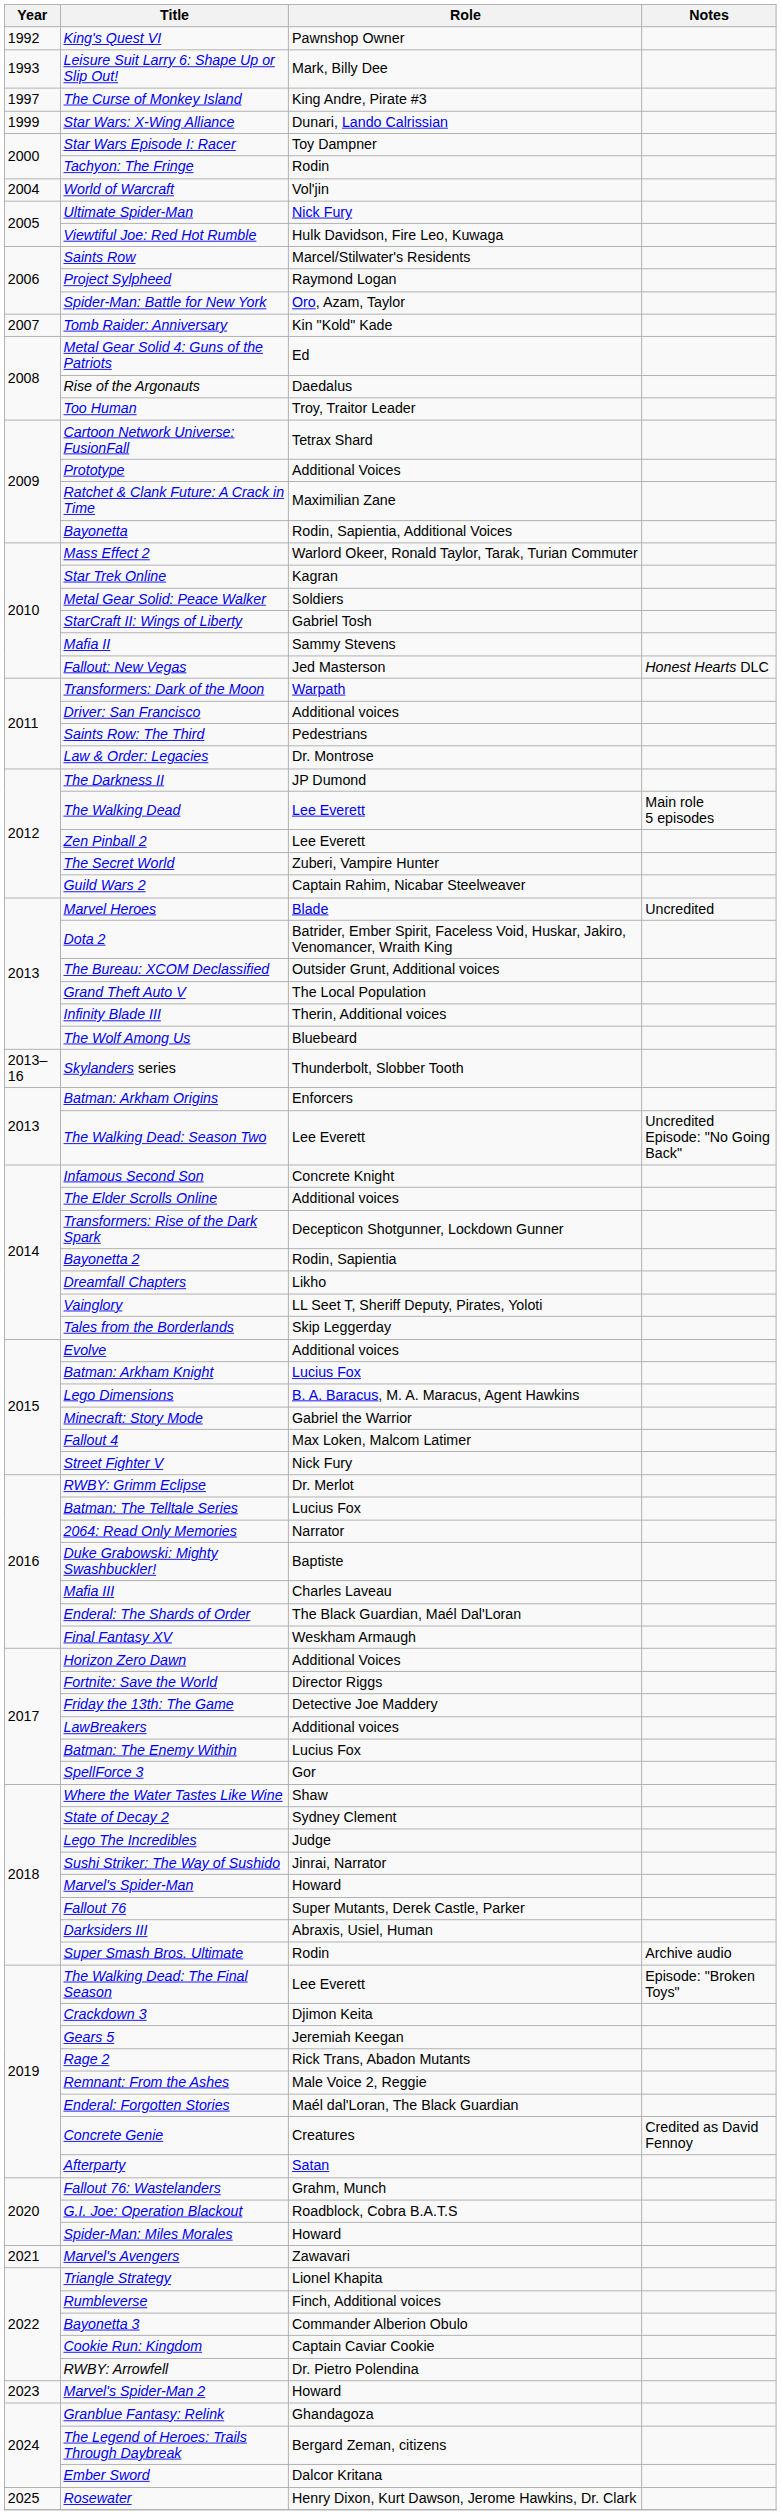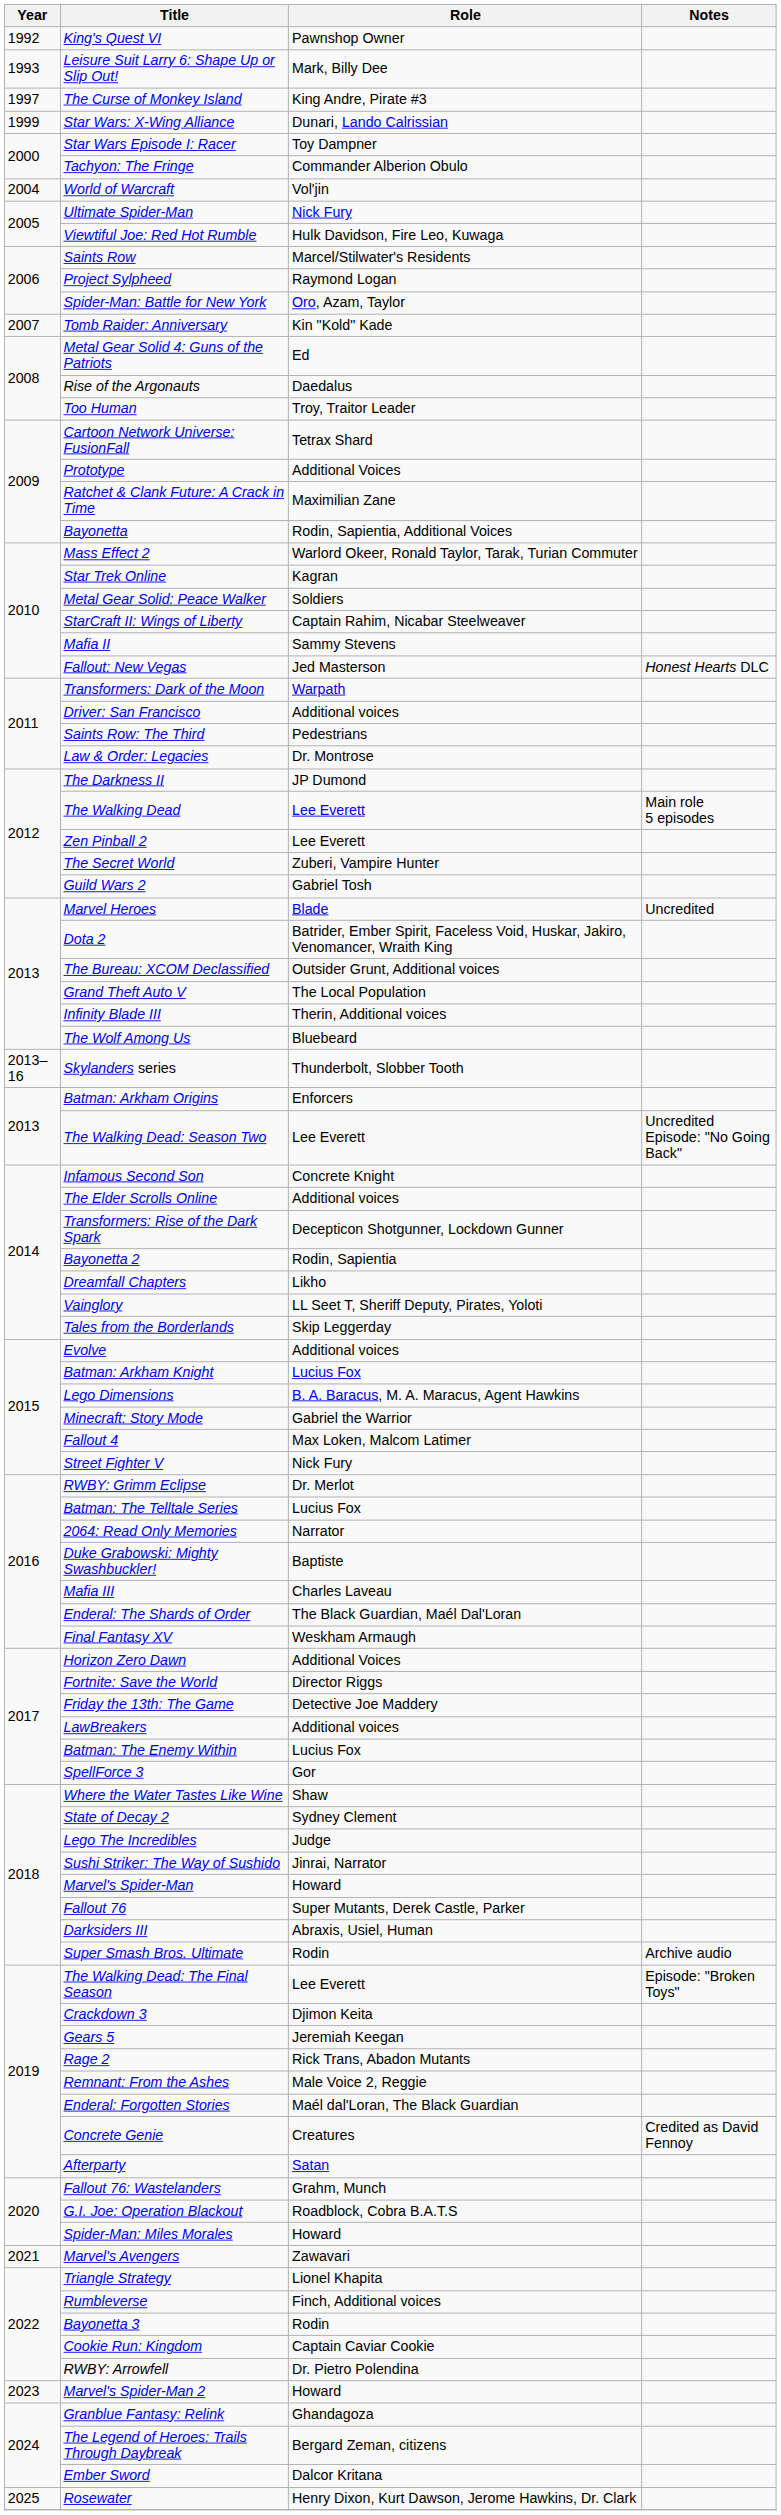(311, 167) Rodin -> (380, 167) Commander Alberion Obulo
(332, 621) Gabriel Tosh -> (409, 621) Captain Rahim, Nicabar Steelweaver
(409, 886) Captain Rahim, Nicabar Steelweaver -> (332, 886) Gabriel Tosh
(380, 2324) Commander Alberion Obulo -> (311, 2324) Rodin
